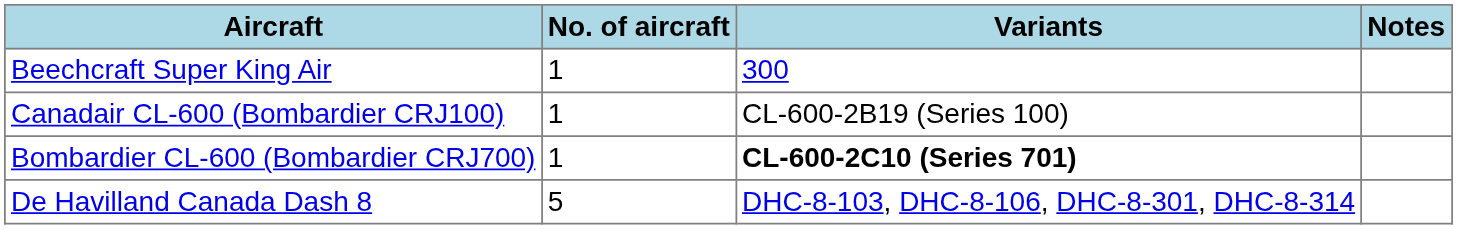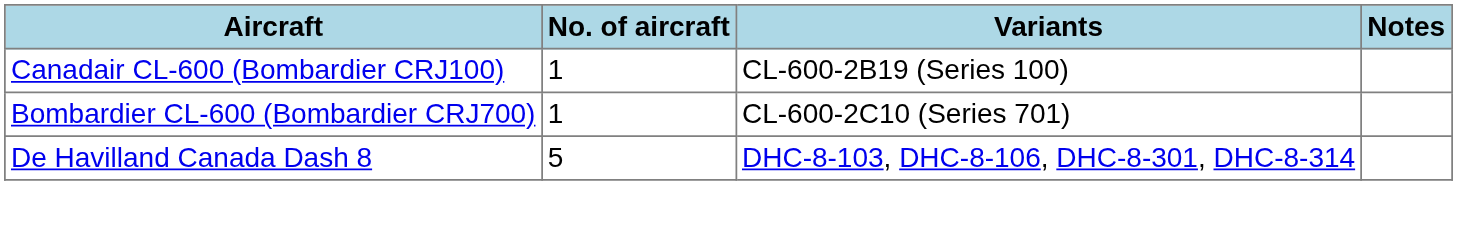- row: (171, 70)
(909, 157) bold -> (906, 113) normal
